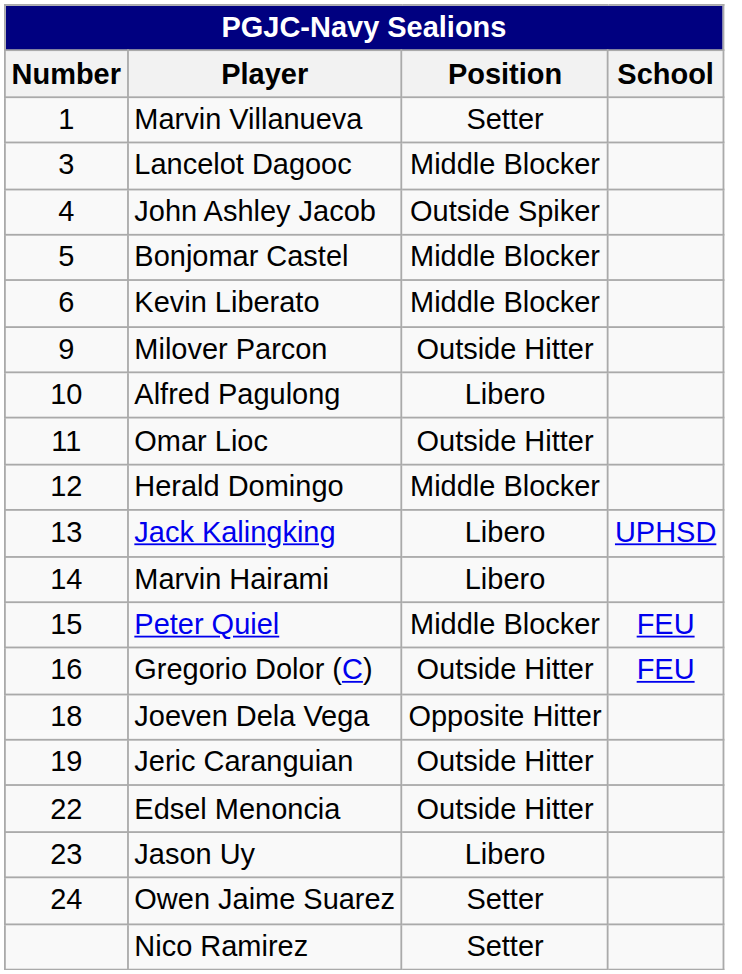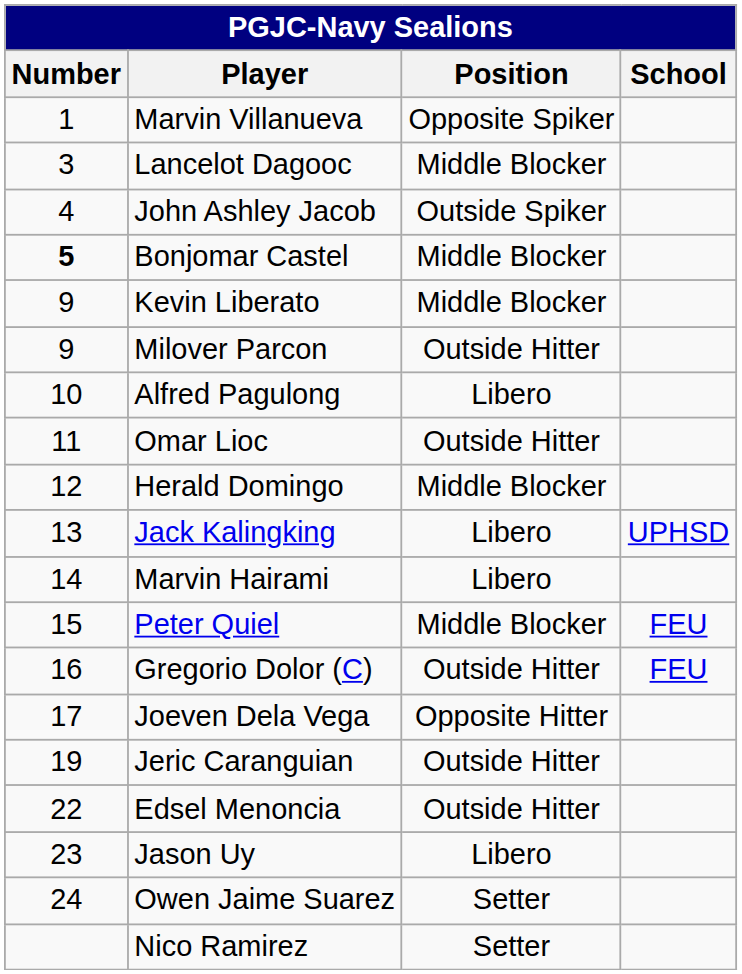(505, 119) Setter -> (511, 119) Opposite Spiker
(66, 257) normal -> (66, 257) bold
(66, 303) 6 -> (66, 303) 9
(66, 716) 18 -> (66, 716) 17
